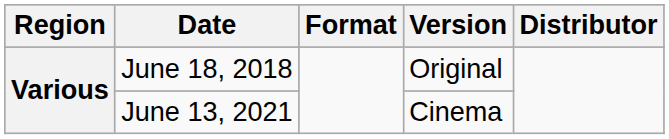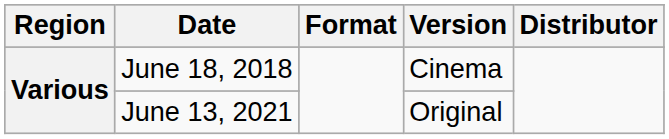(456, 68) Original -> (456, 68) Cinema
(456, 111) Cinema -> (456, 111) Original
